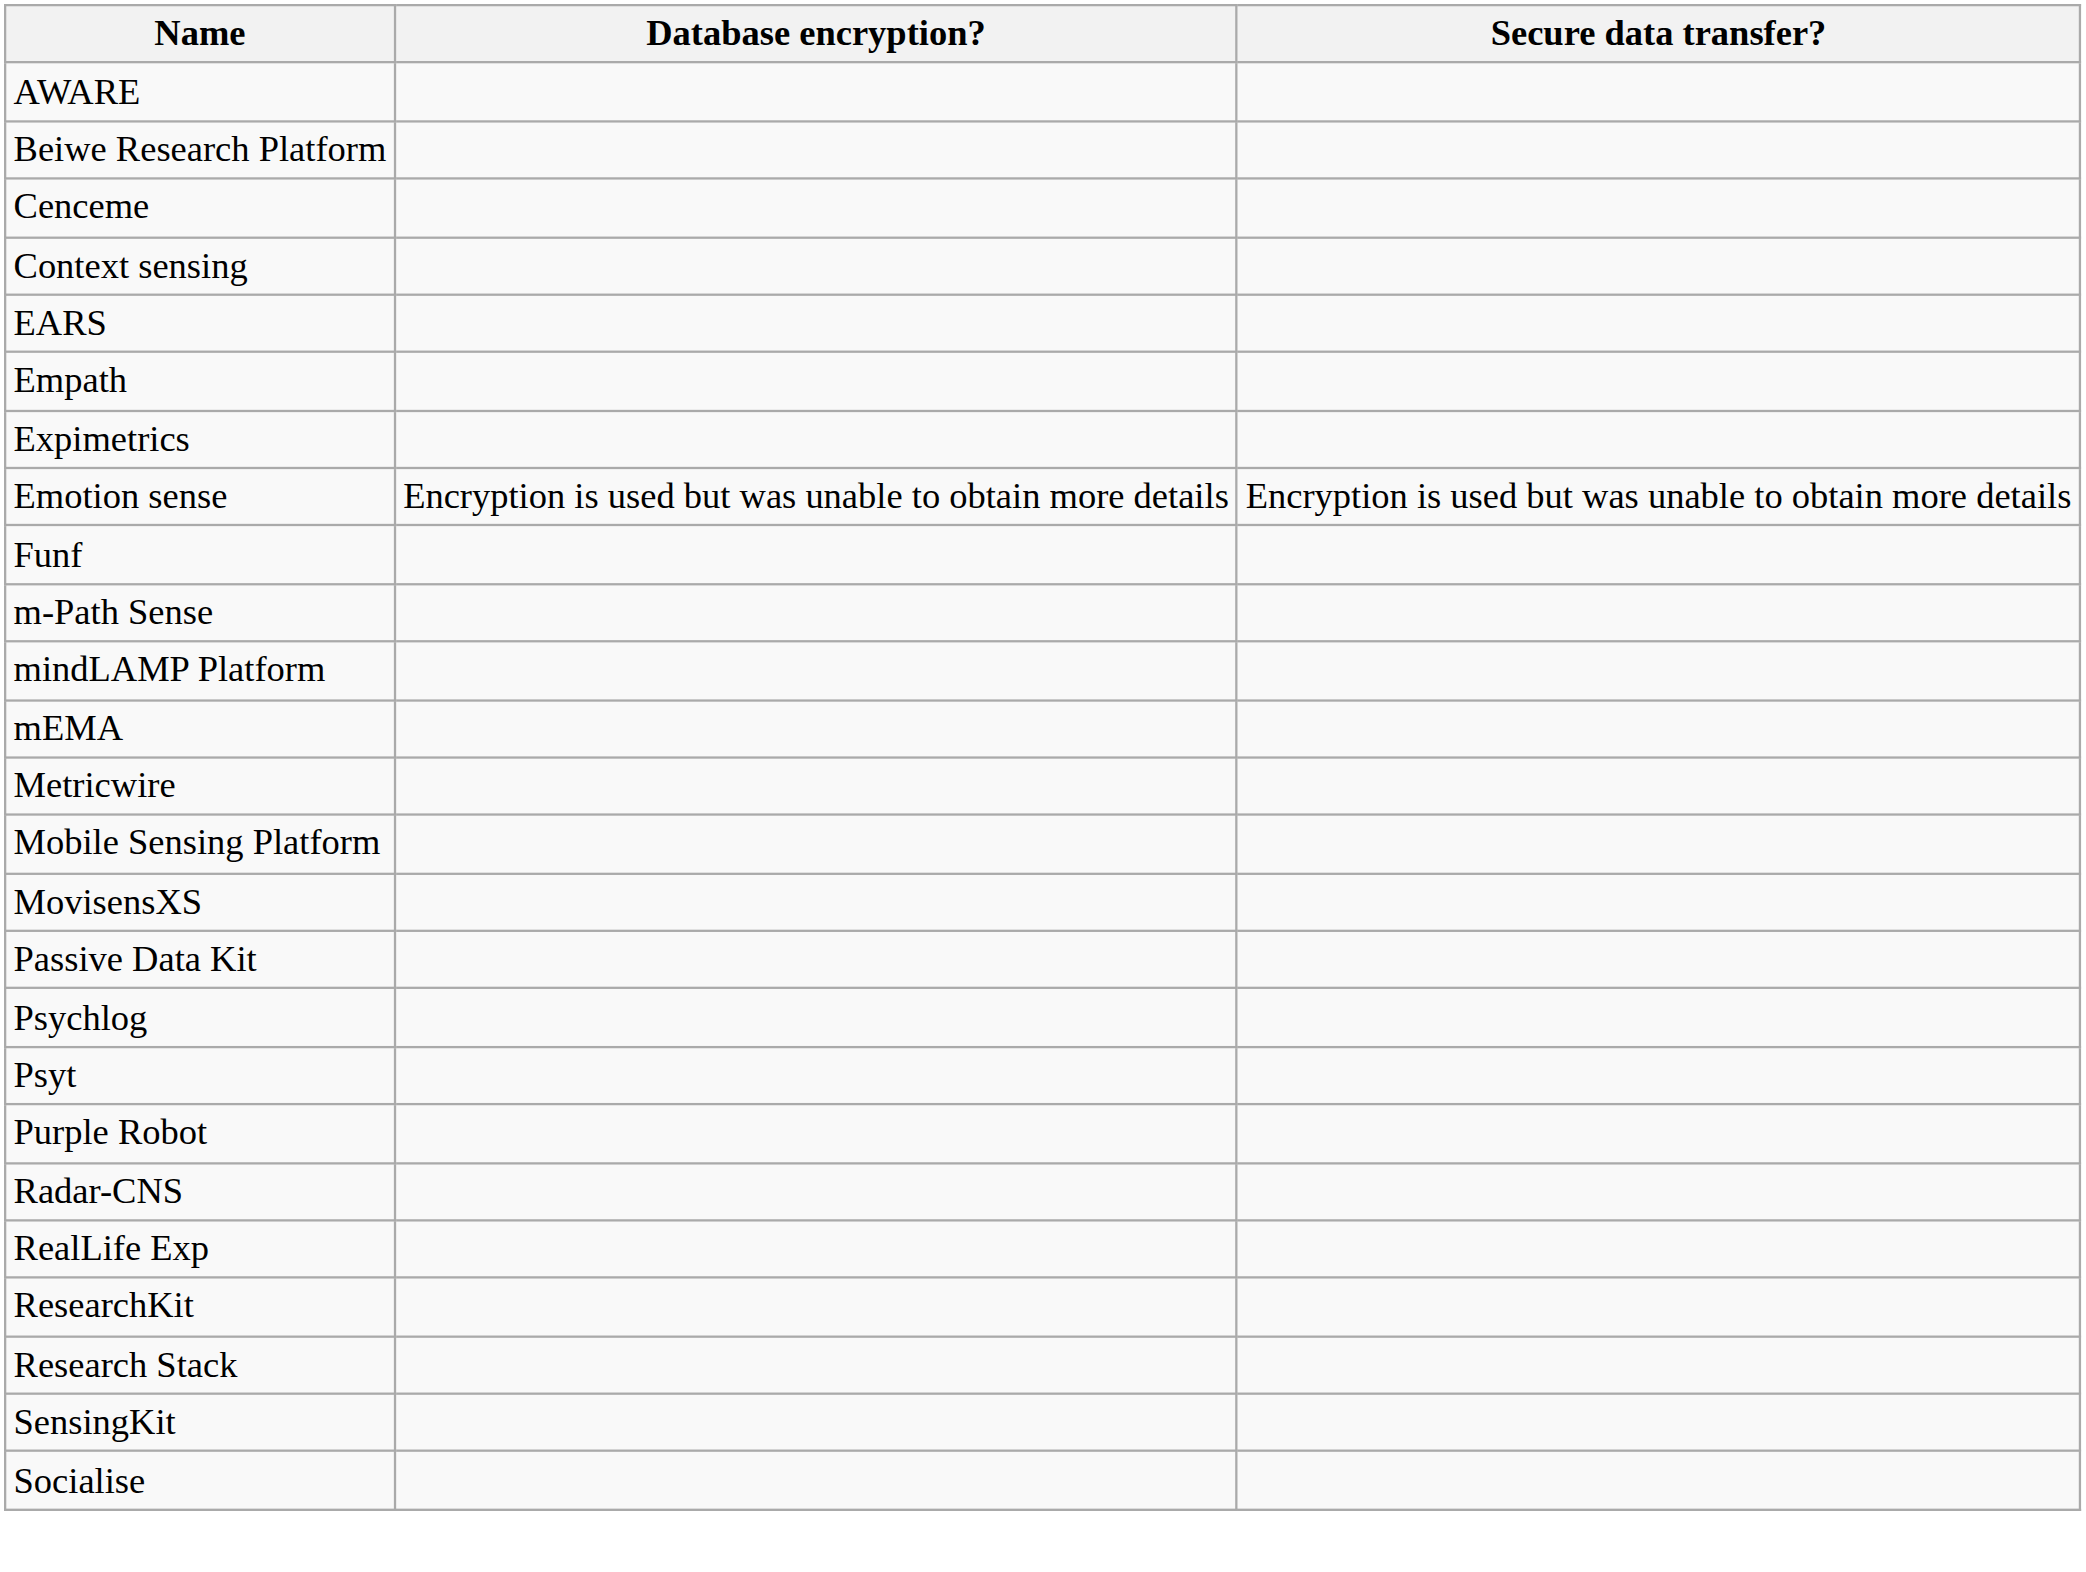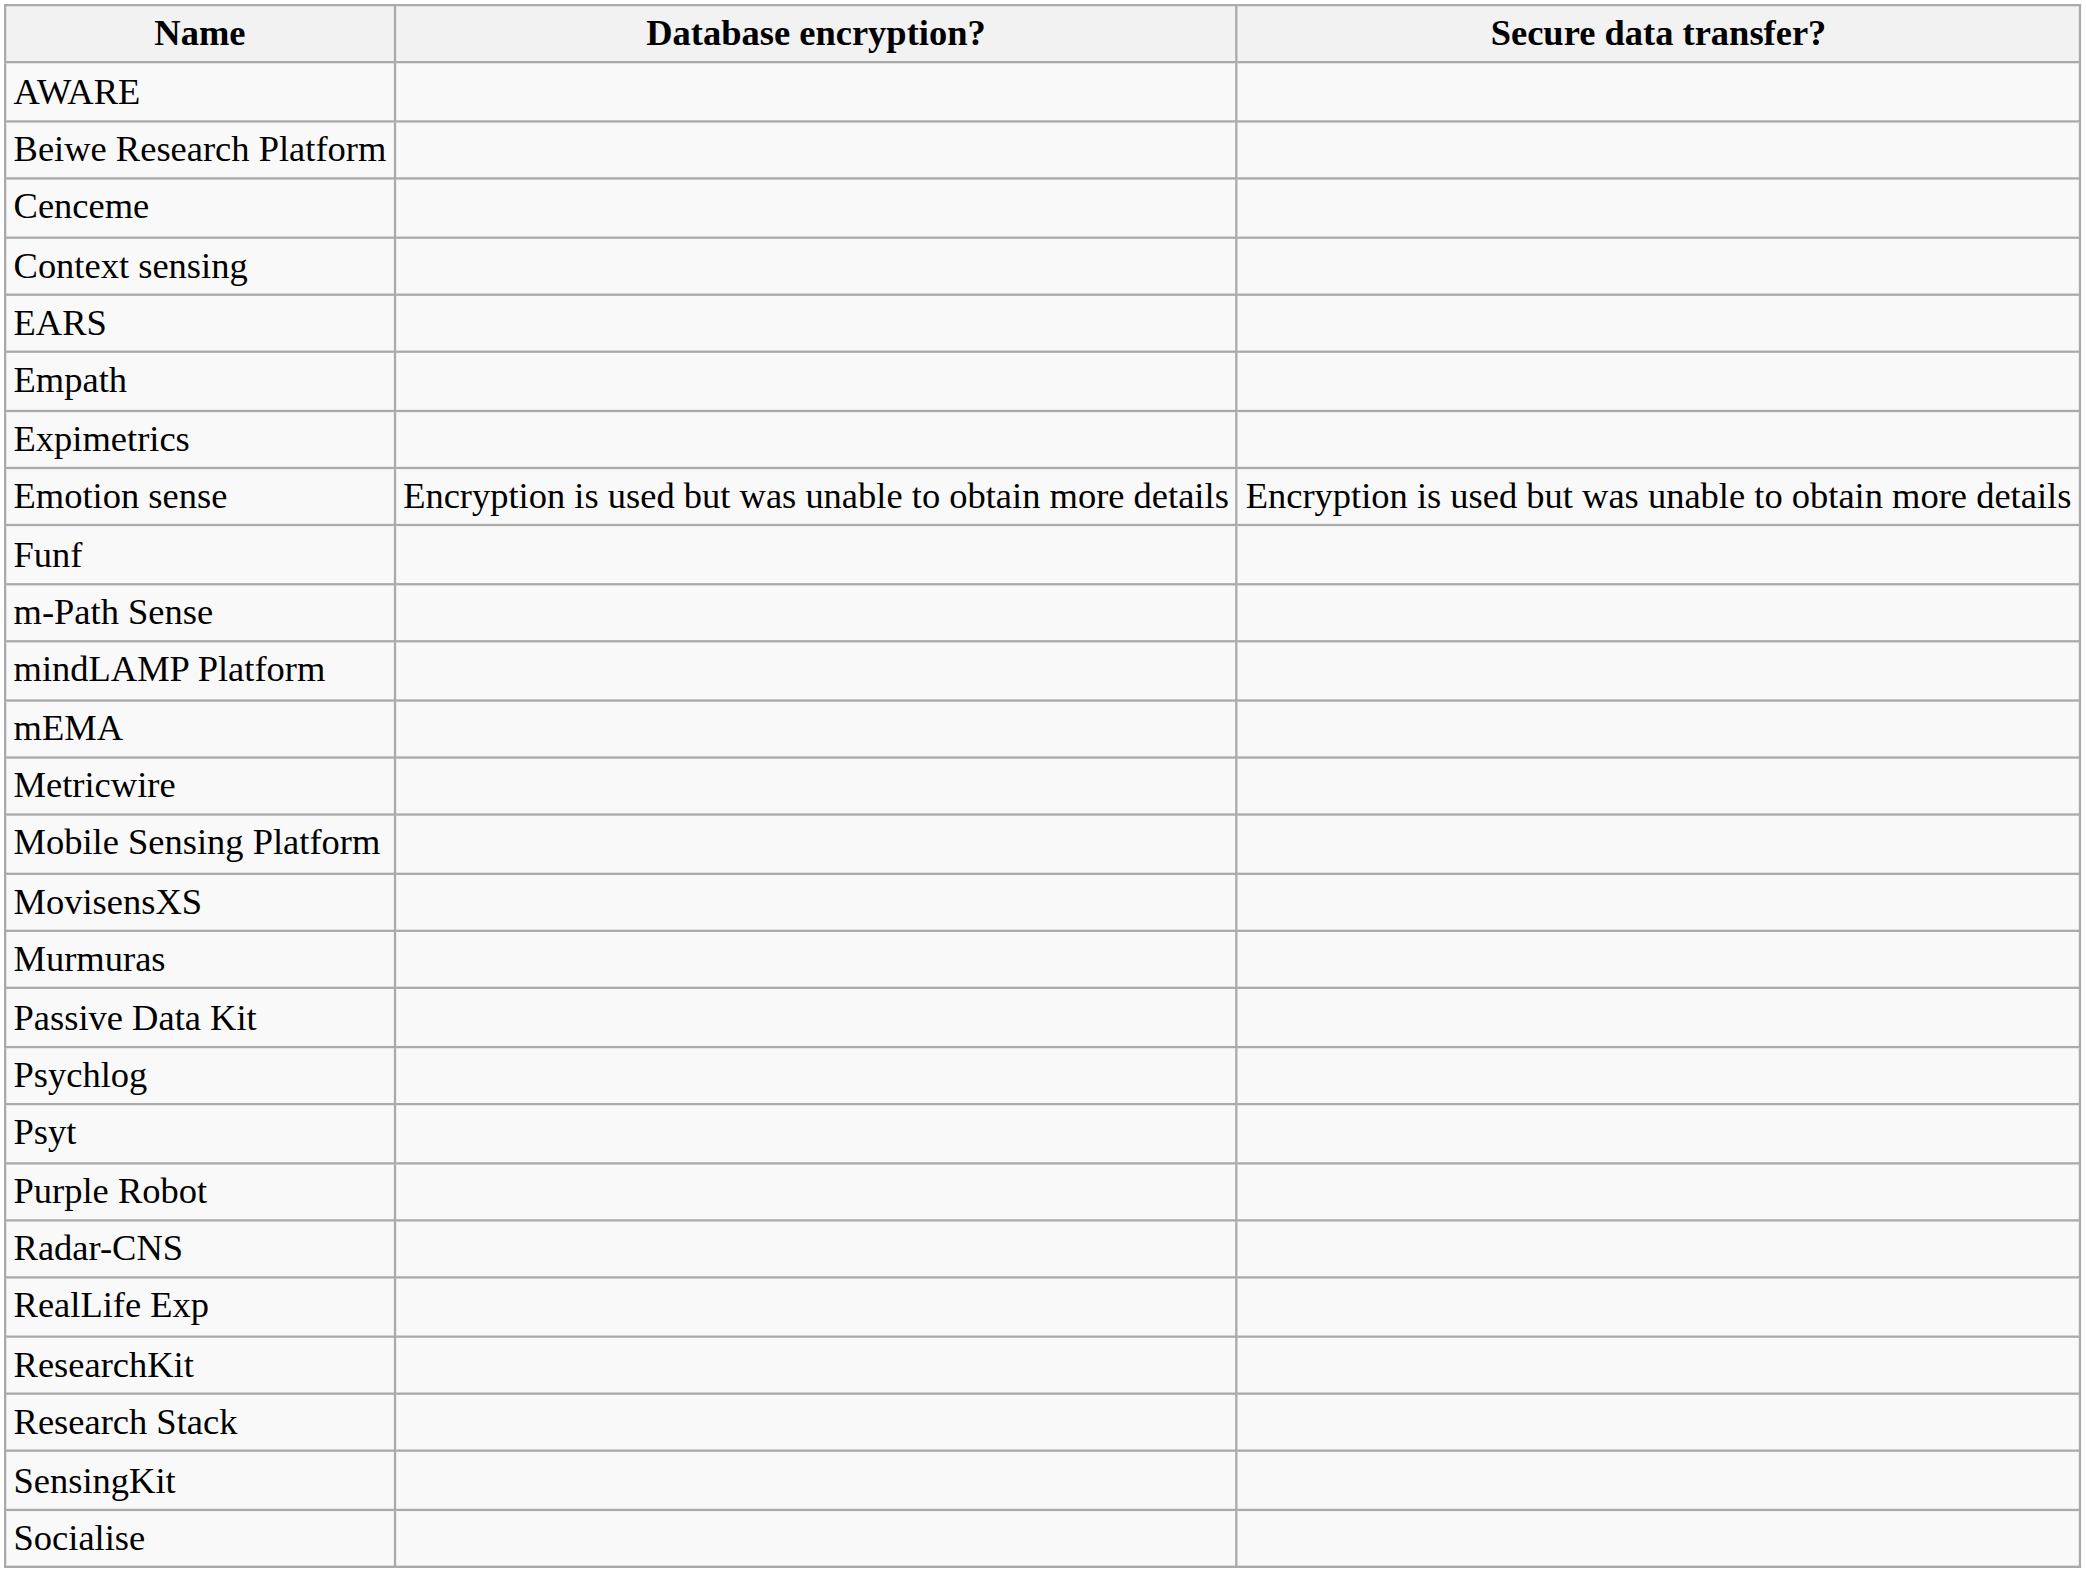+ row: (90, 959)
